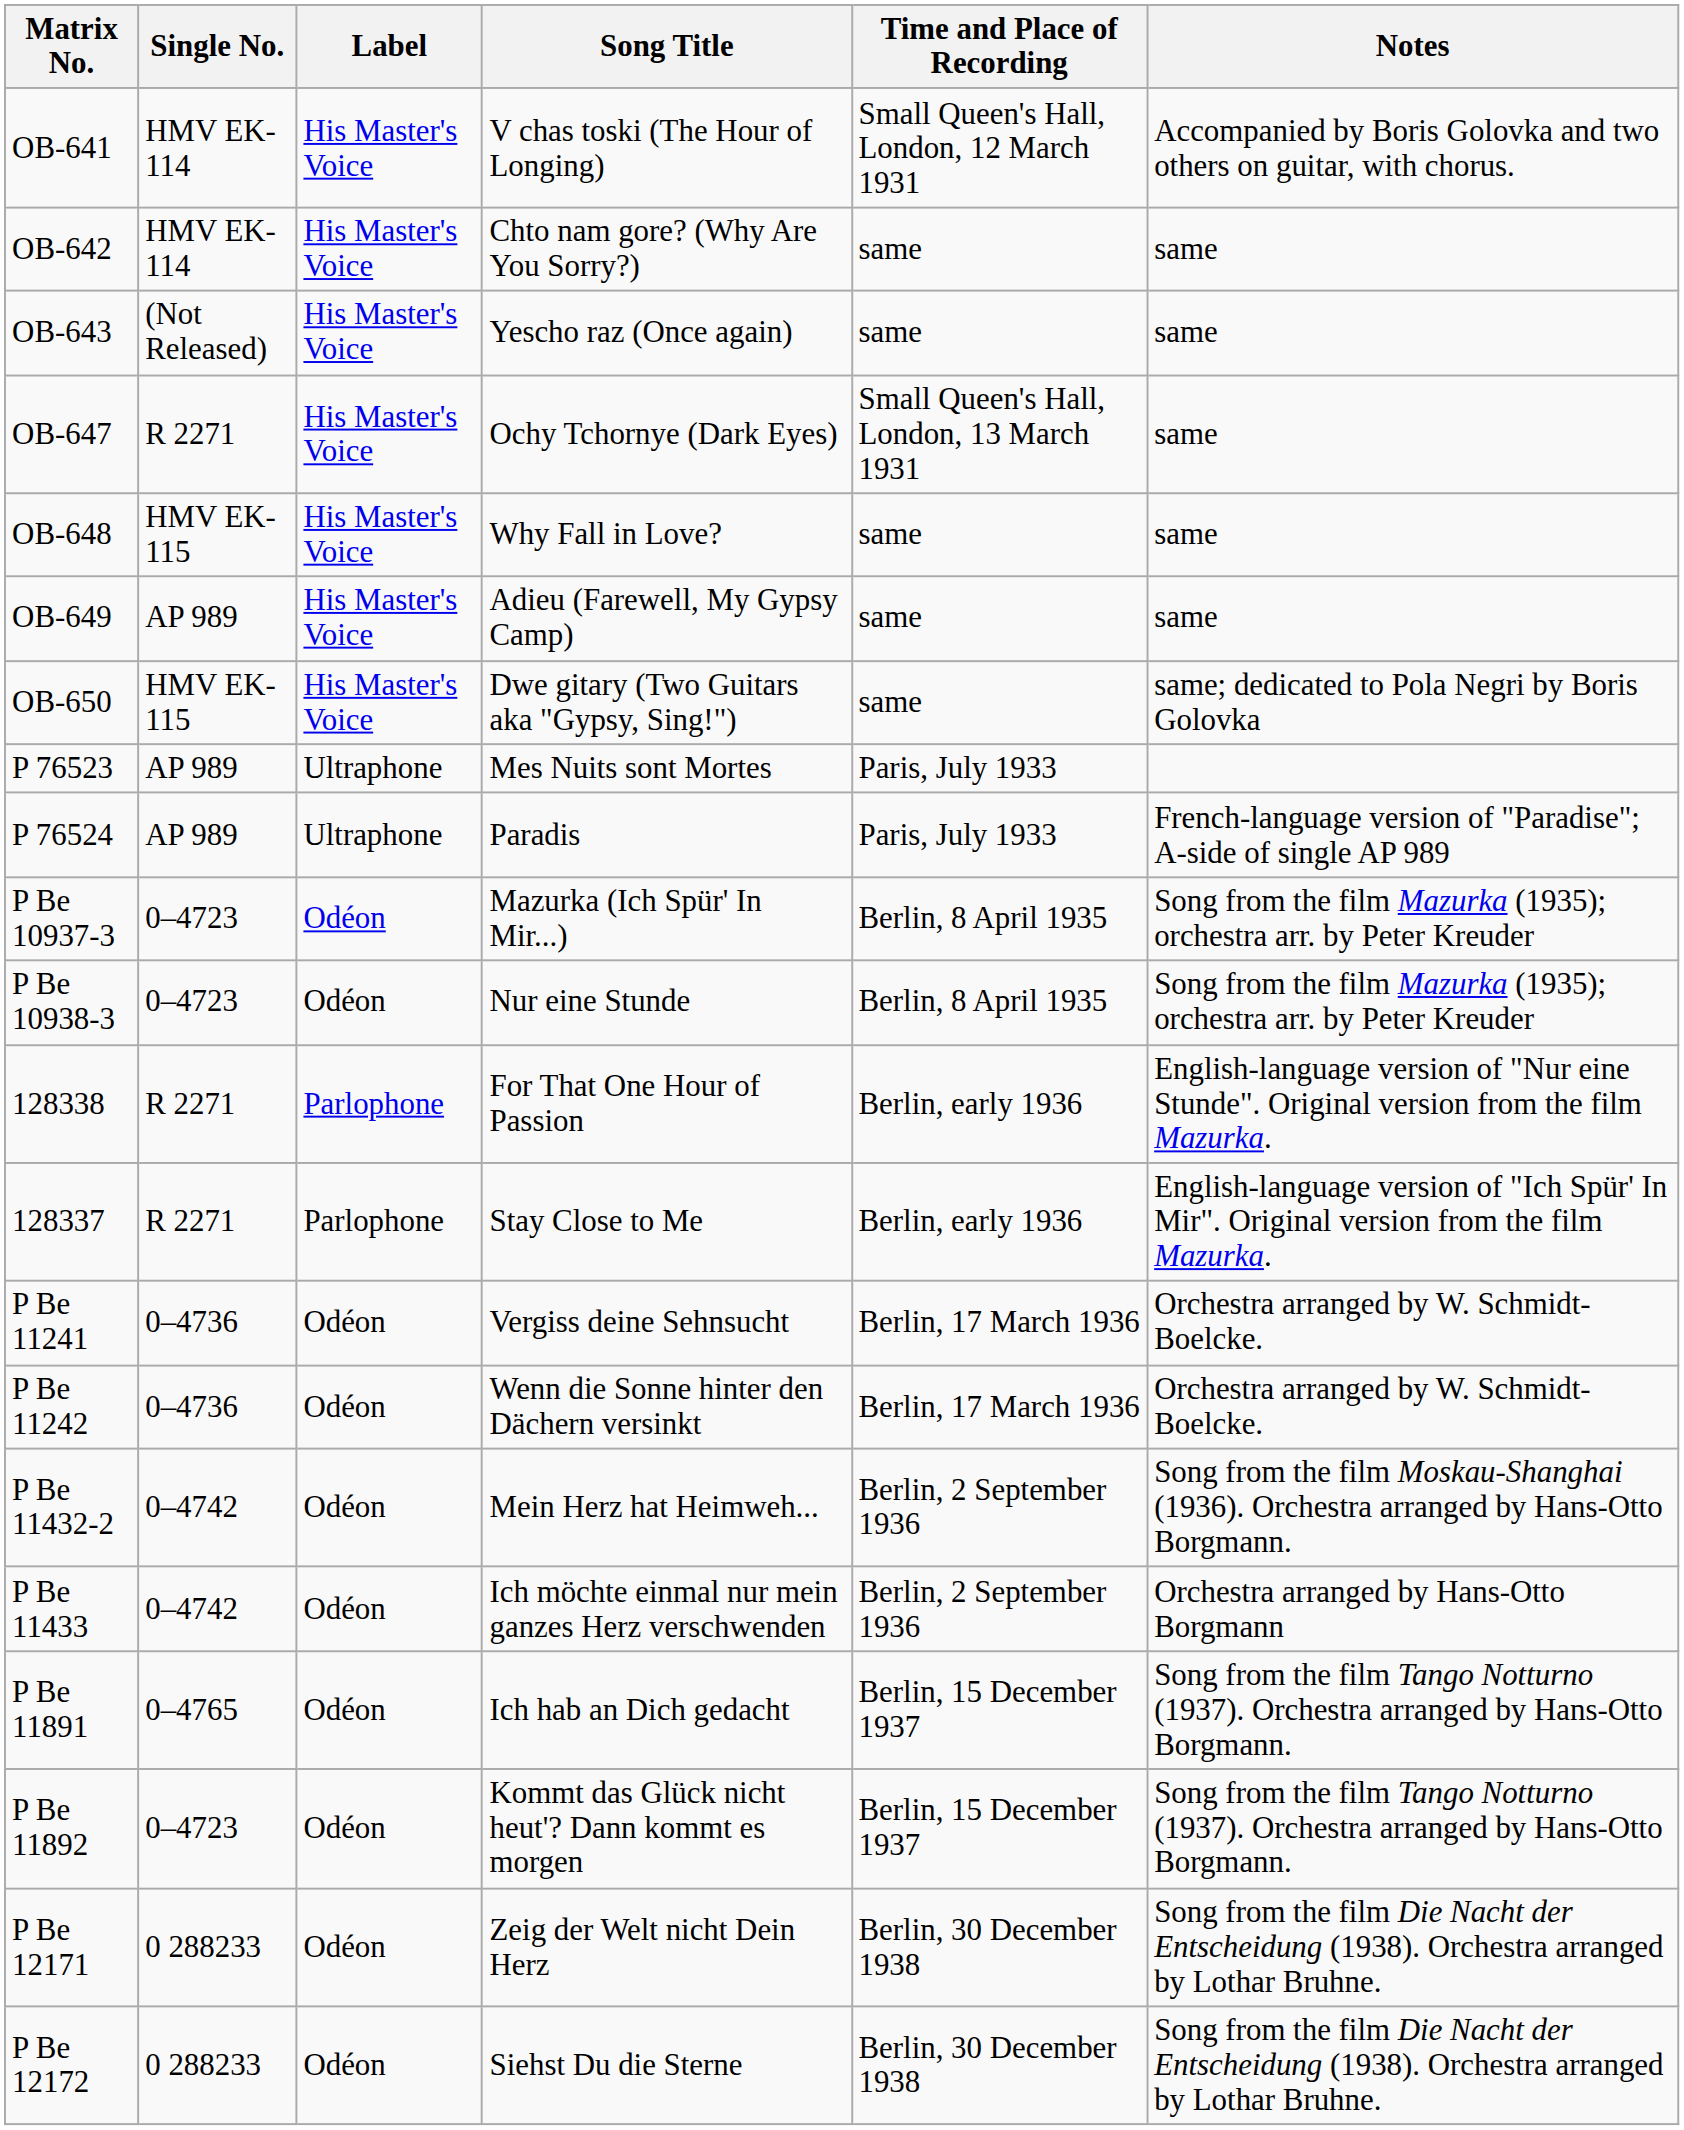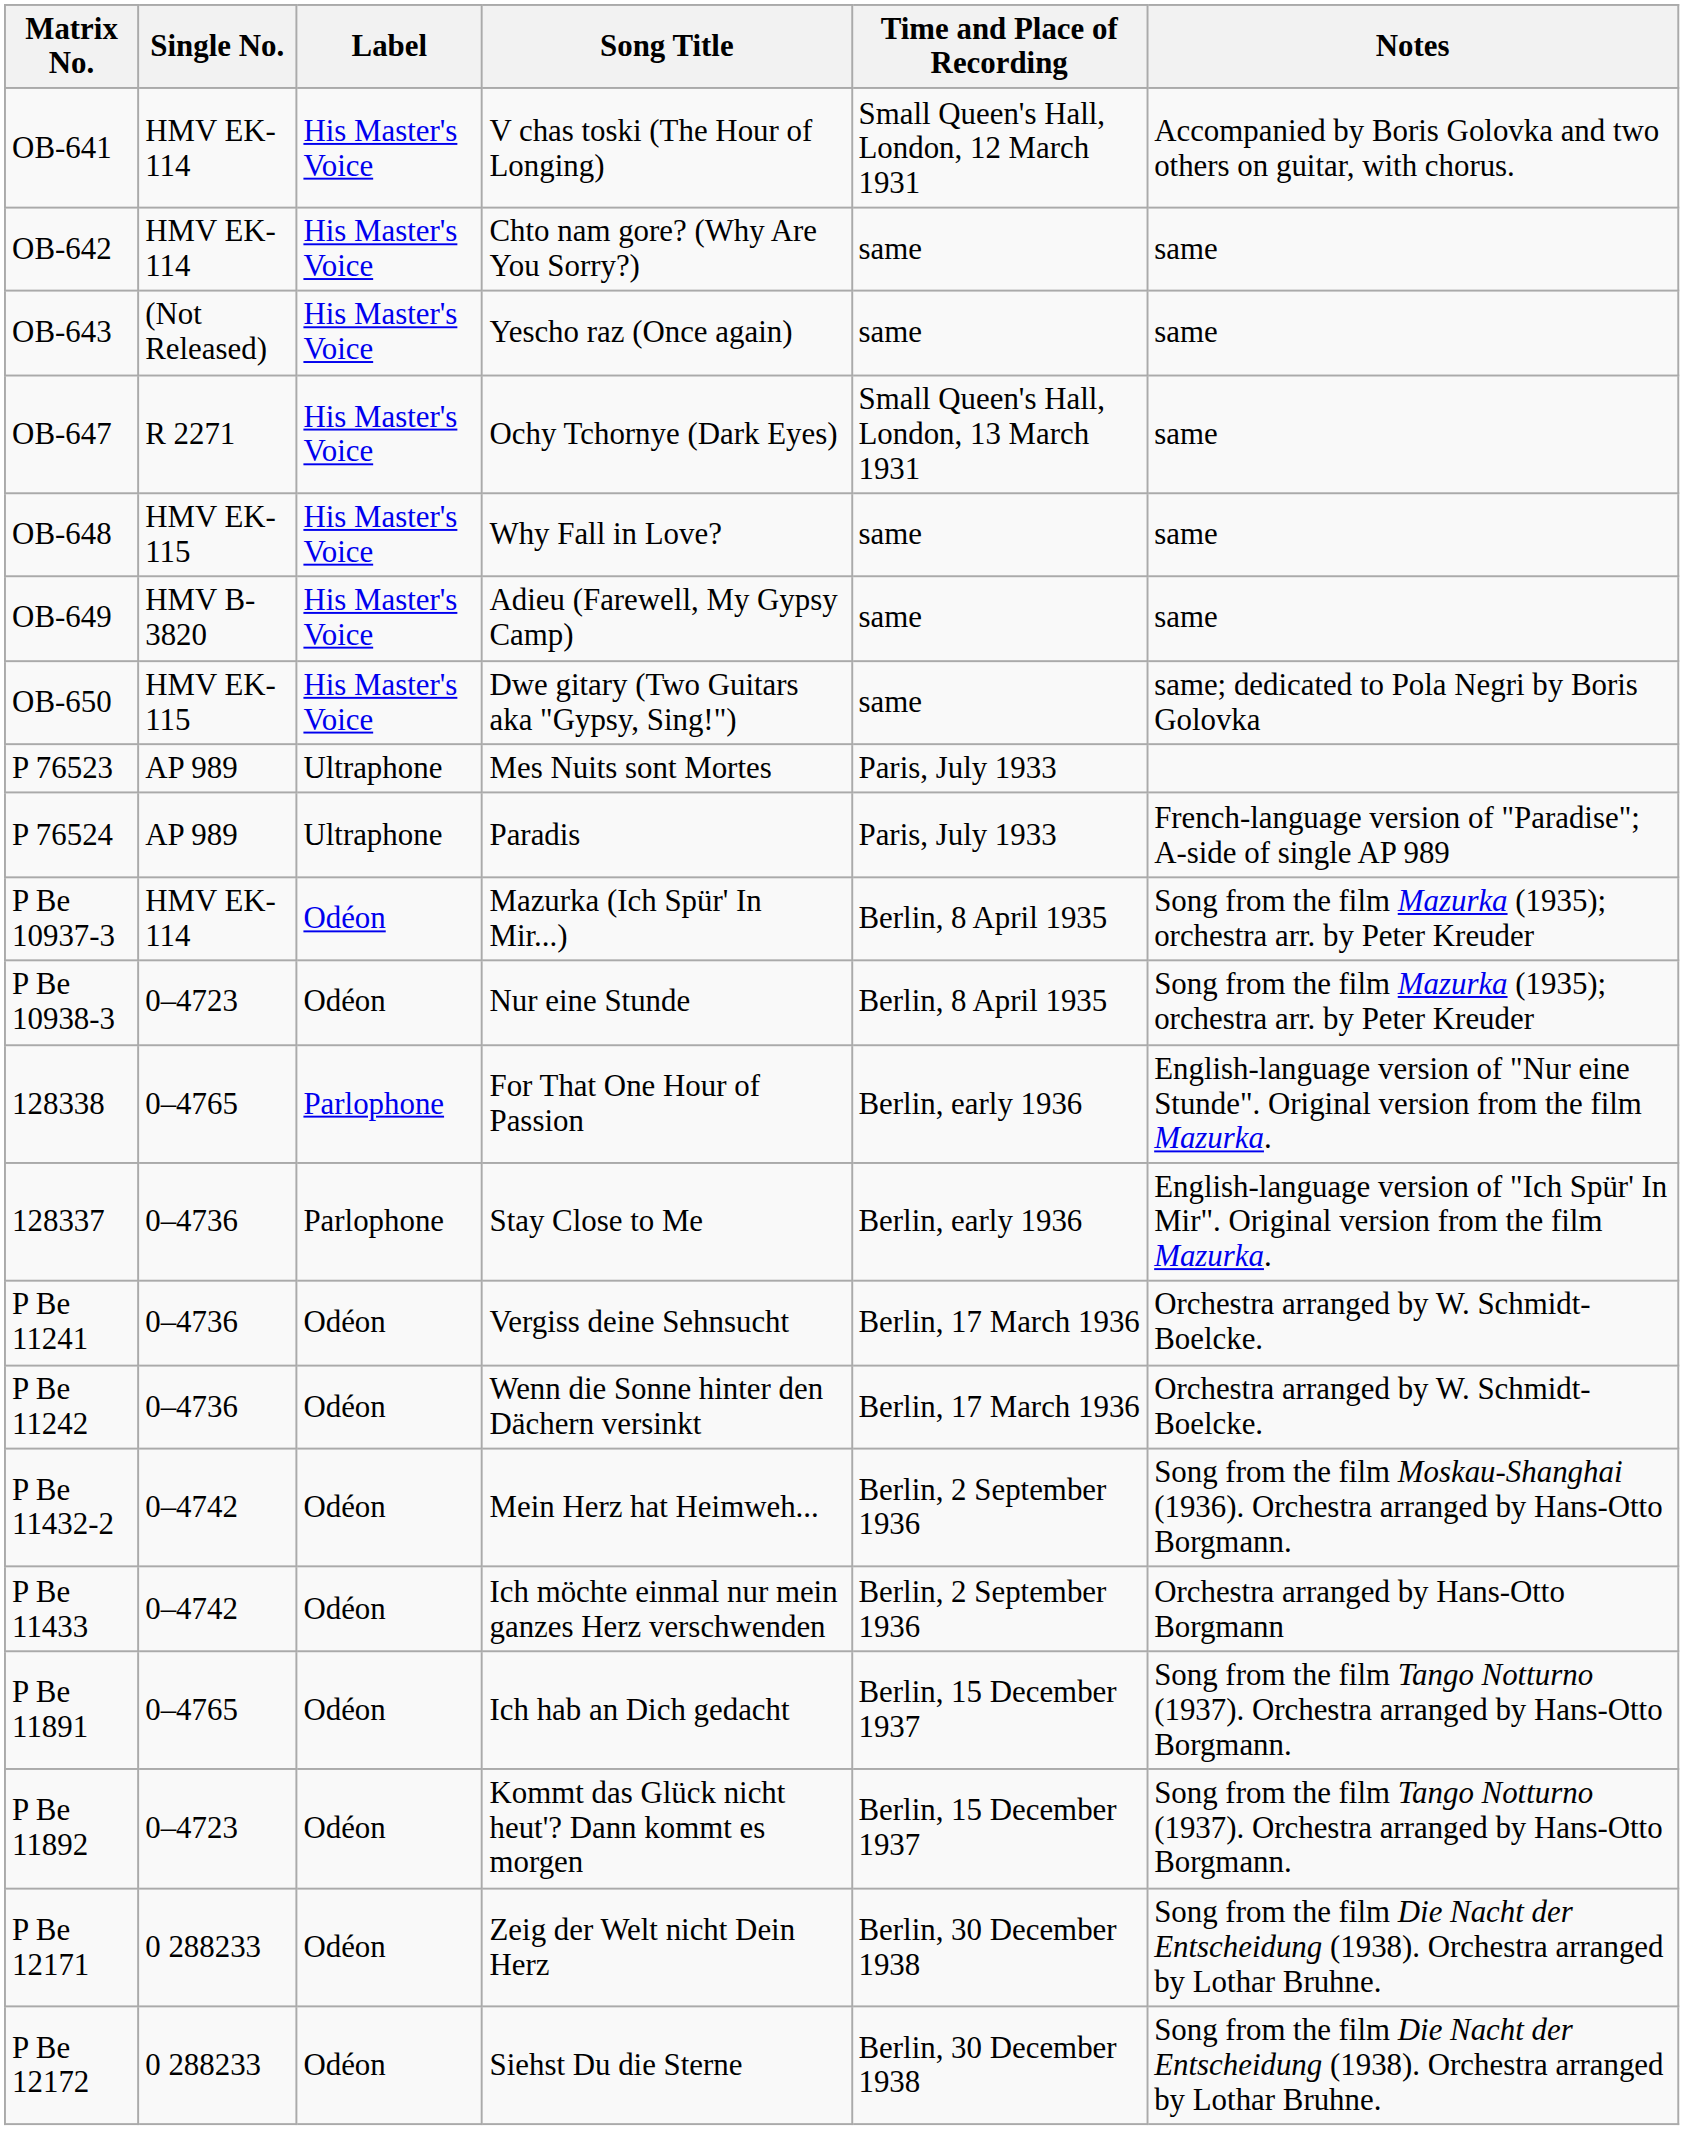(191, 618) AP 989 -> (200, 618) HMV B-3820
(192, 918) 0–4723 -> (211, 918) HMV EK-114
(190, 1103) R 2271 -> (192, 1103) 0–4765
(190, 1221) R 2271 -> (192, 1221) 0–4736
